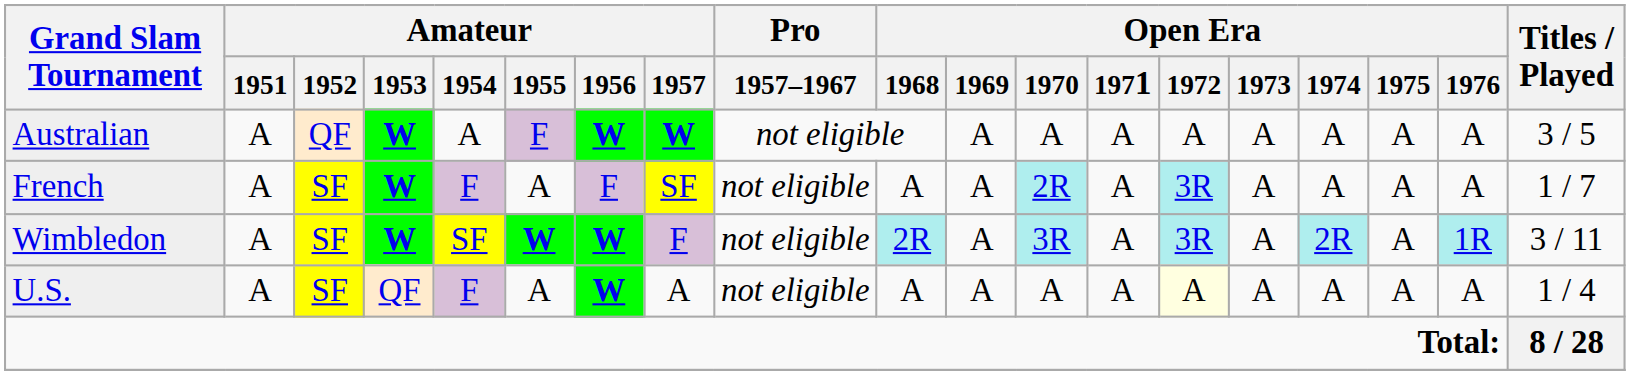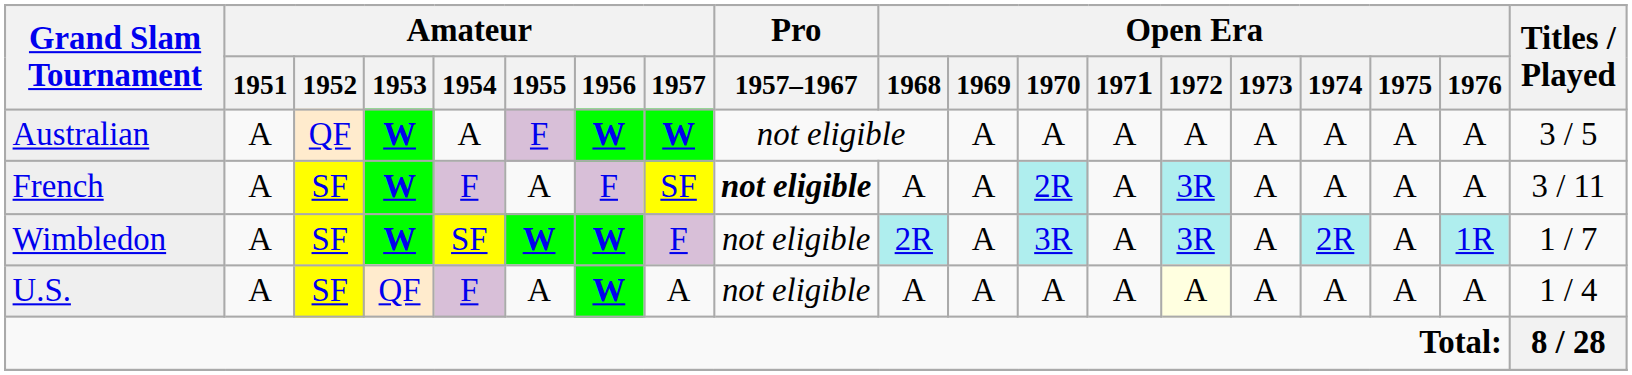(795, 186) normal -> (796, 186) bold
(1567, 186) 1 / 7 -> (1568, 186) 3 / 11
(1567, 238) 3 / 11 -> (1568, 238) 1 / 7
